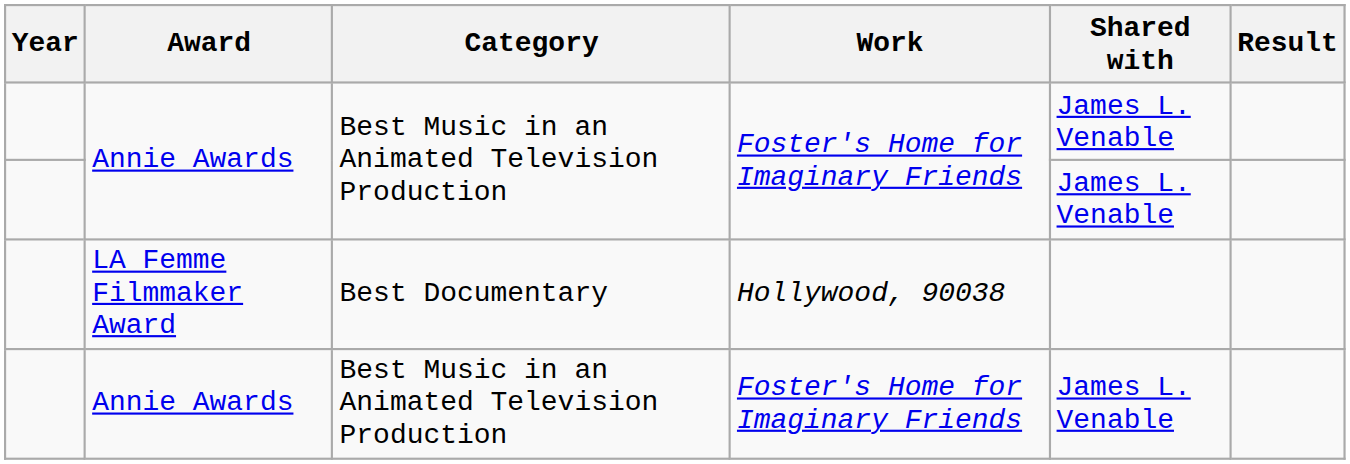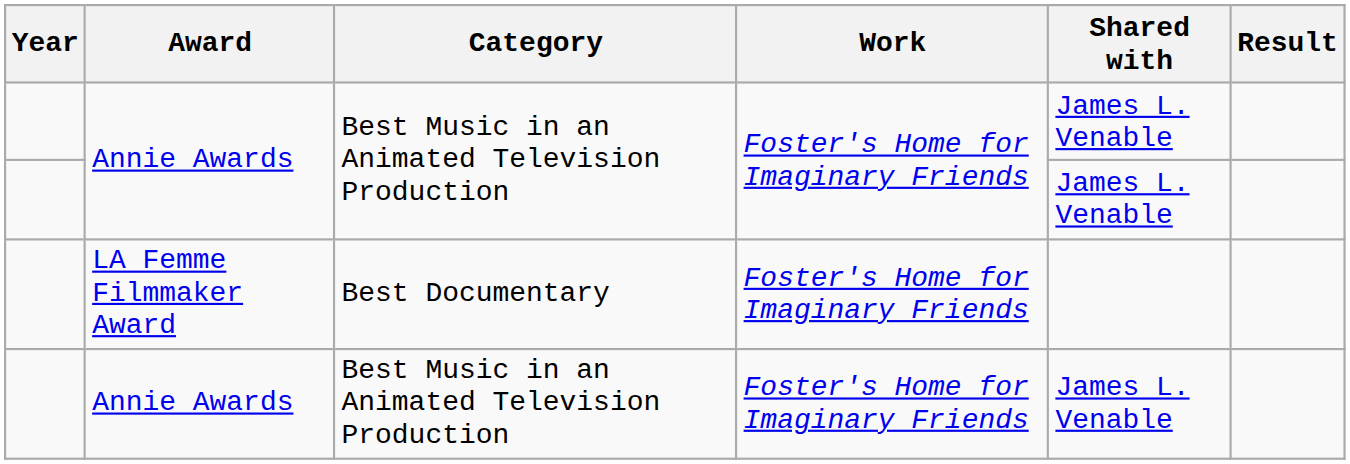(871, 294) Hollywood, 90038 -> (886, 294) Foster's Home for Imaginary Friends
